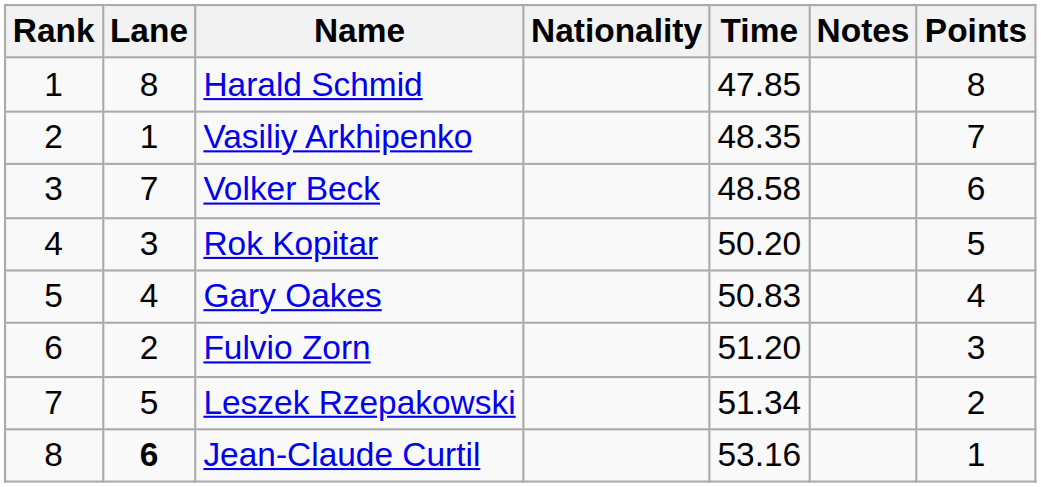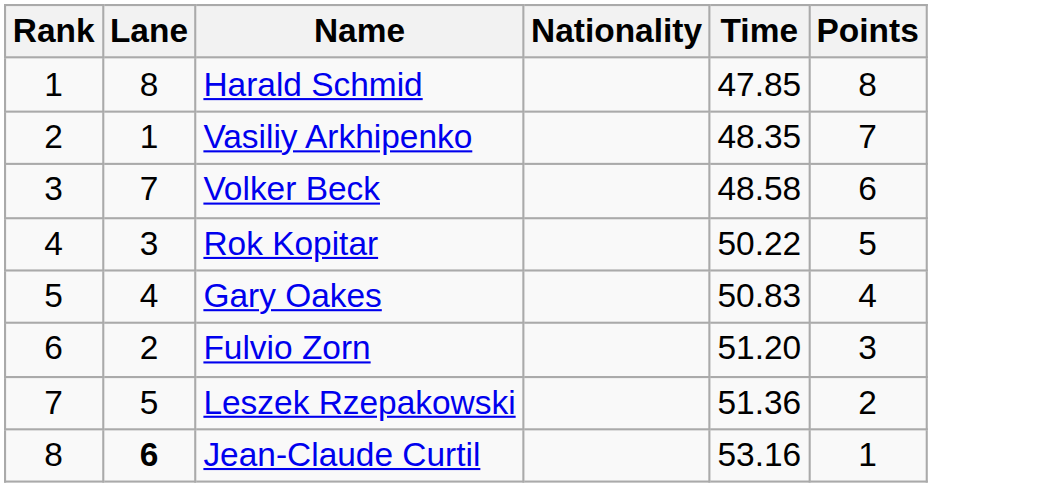- column: (863, 31)
(759, 243) 50.20 -> (759, 243) 50.22
(759, 402) 51.34 -> (759, 402) 51.36
